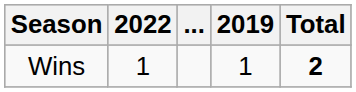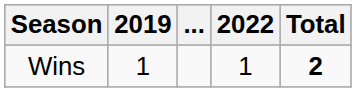columns swapped: (245, 24) <-> (143, 24)
